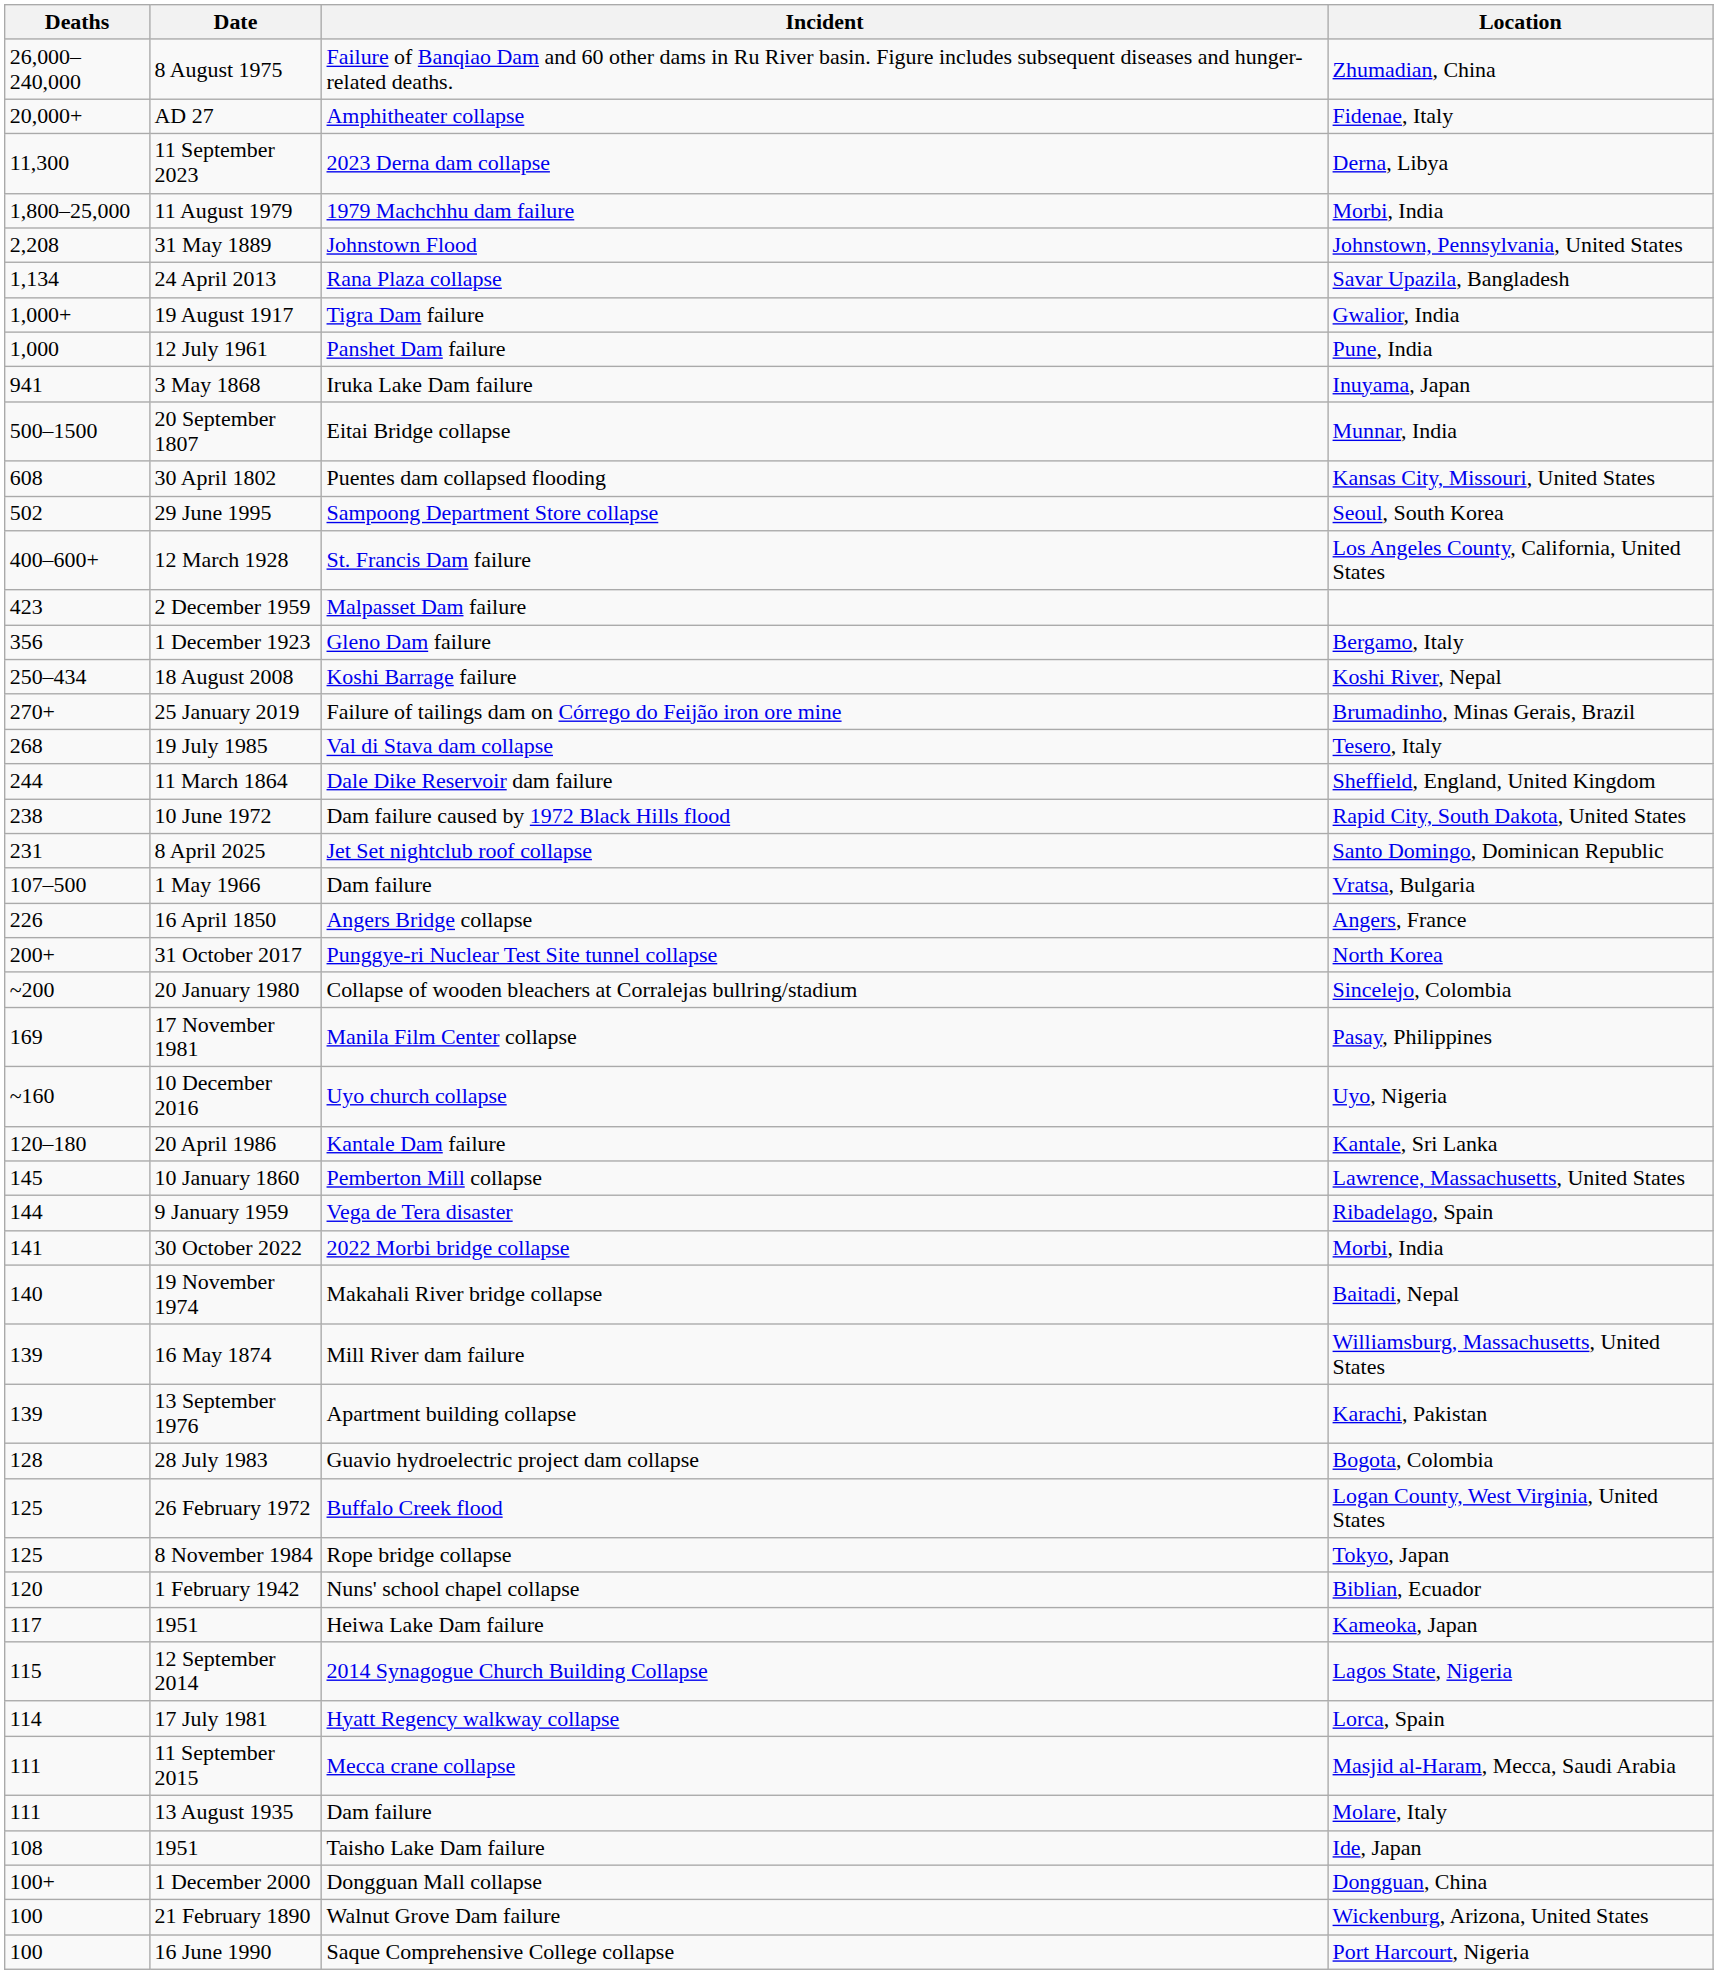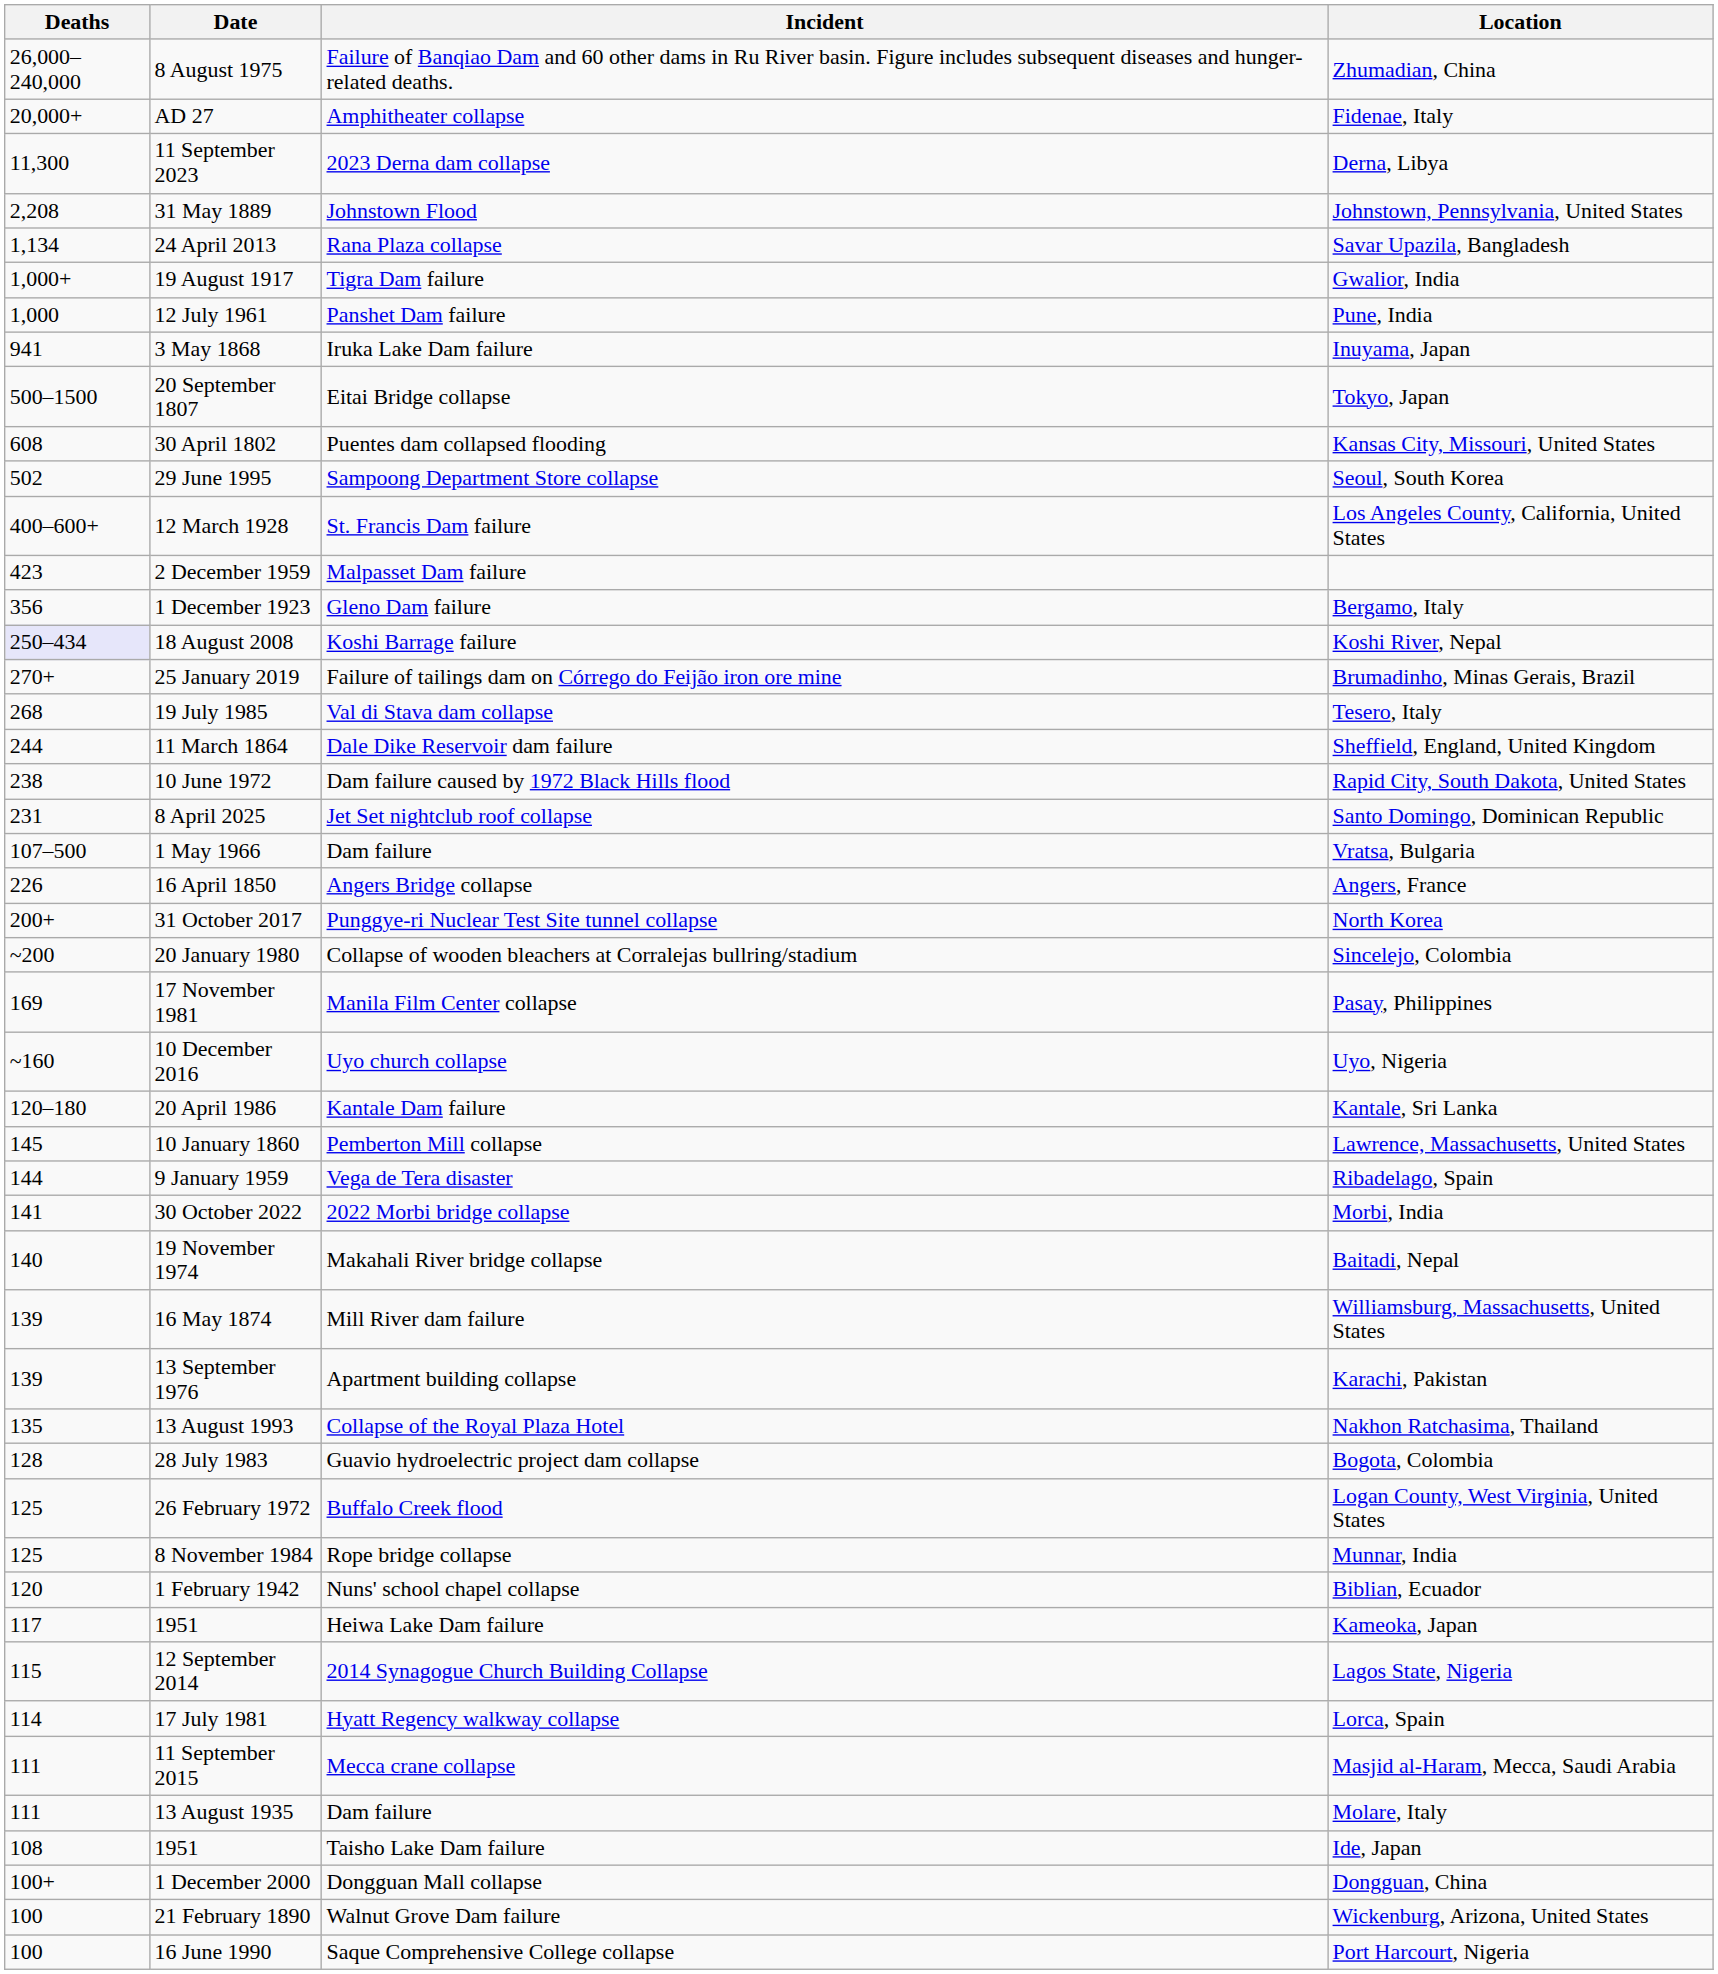- row: (224, 210)
(1395, 431) Munnar, India -> (1391, 396) Tokyo, Japan
(48, 676) no background -> (48, 641) lavender background
+ row: (224, 1425)
(1391, 1554) Tokyo, Japan -> (1395, 1554) Munnar, India
